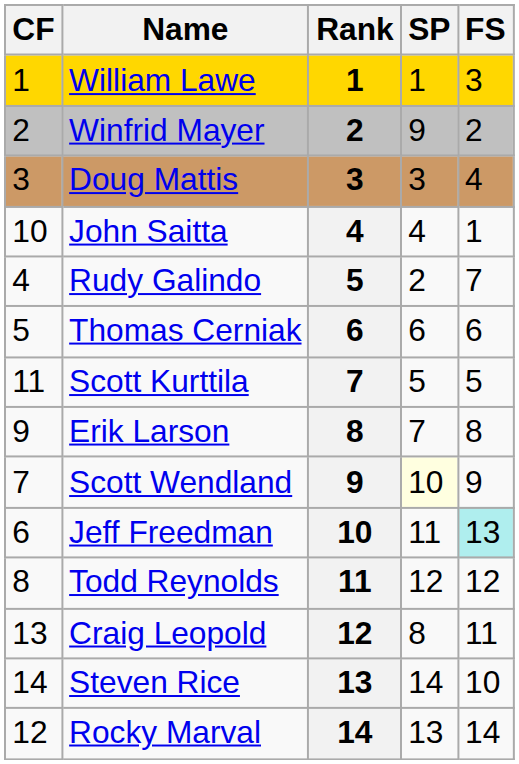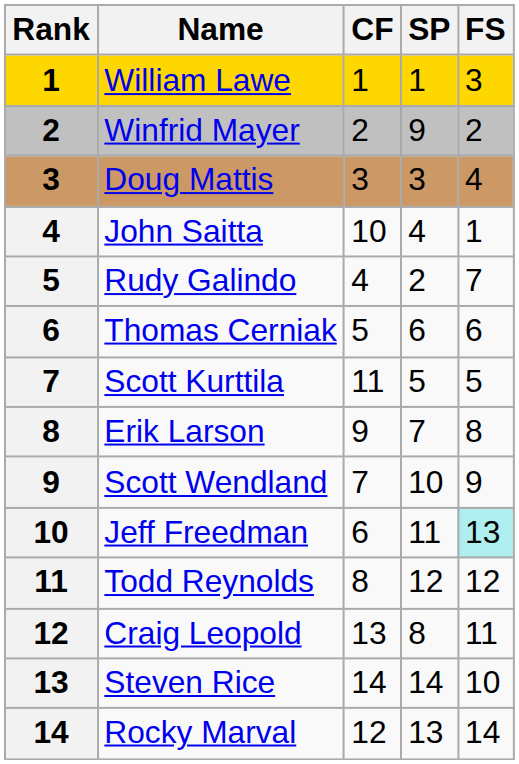columns swapped: (355, 29) <-> (33, 29)
(426, 481) lightyellow background -> (426, 481) no background
